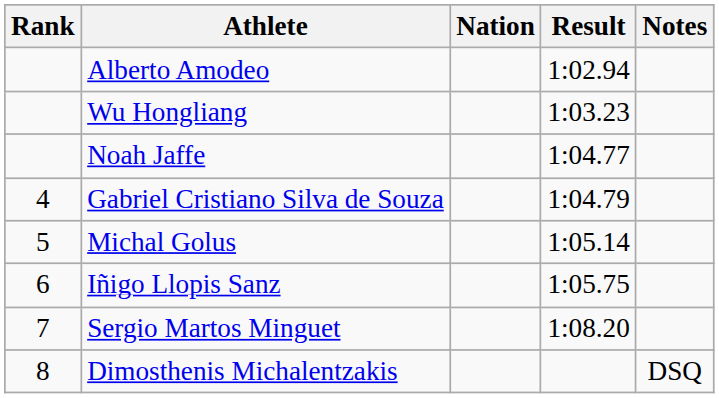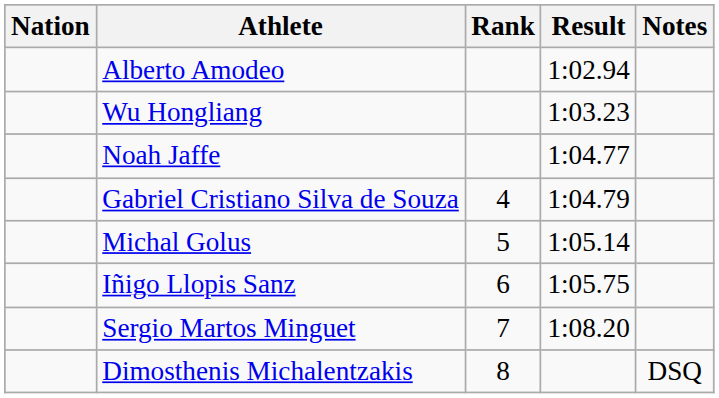columns swapped: (43, 26) <-> (496, 26)
